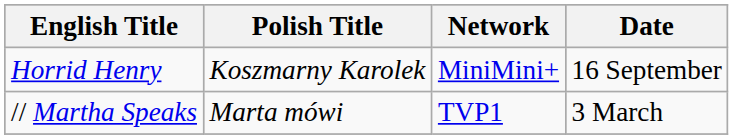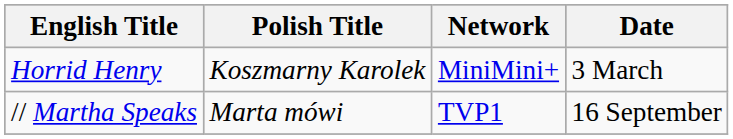(647, 69) 16 September -> (617, 69) 3 March
(617, 112) 3 March -> (647, 112) 16 September
